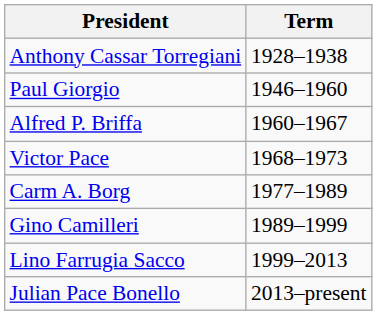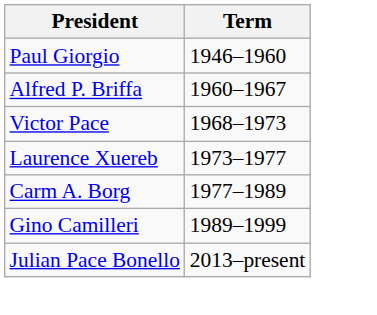- row: (125, 55)
+ row: (84, 157)
- row: (97, 259)
